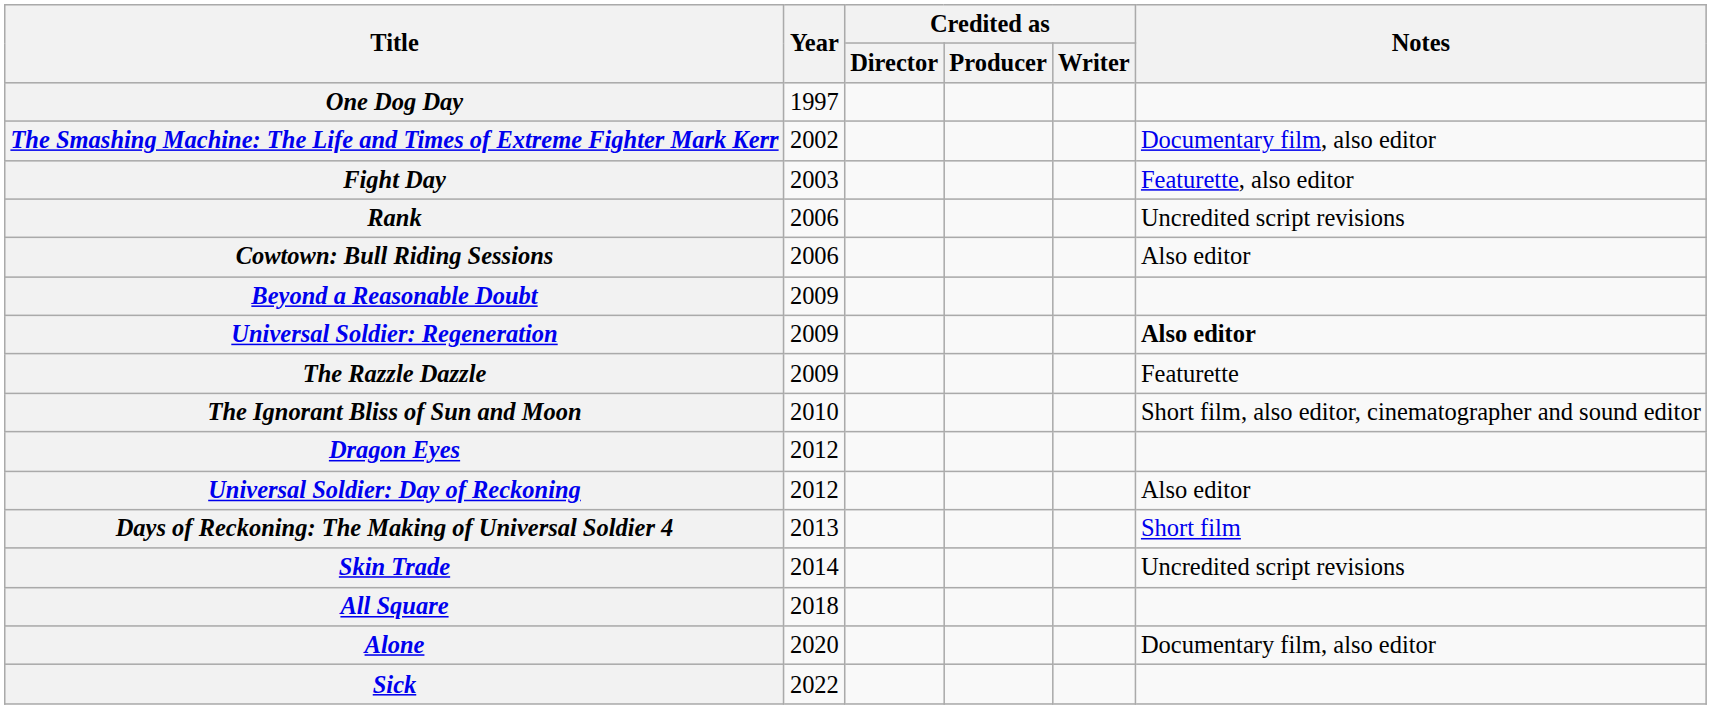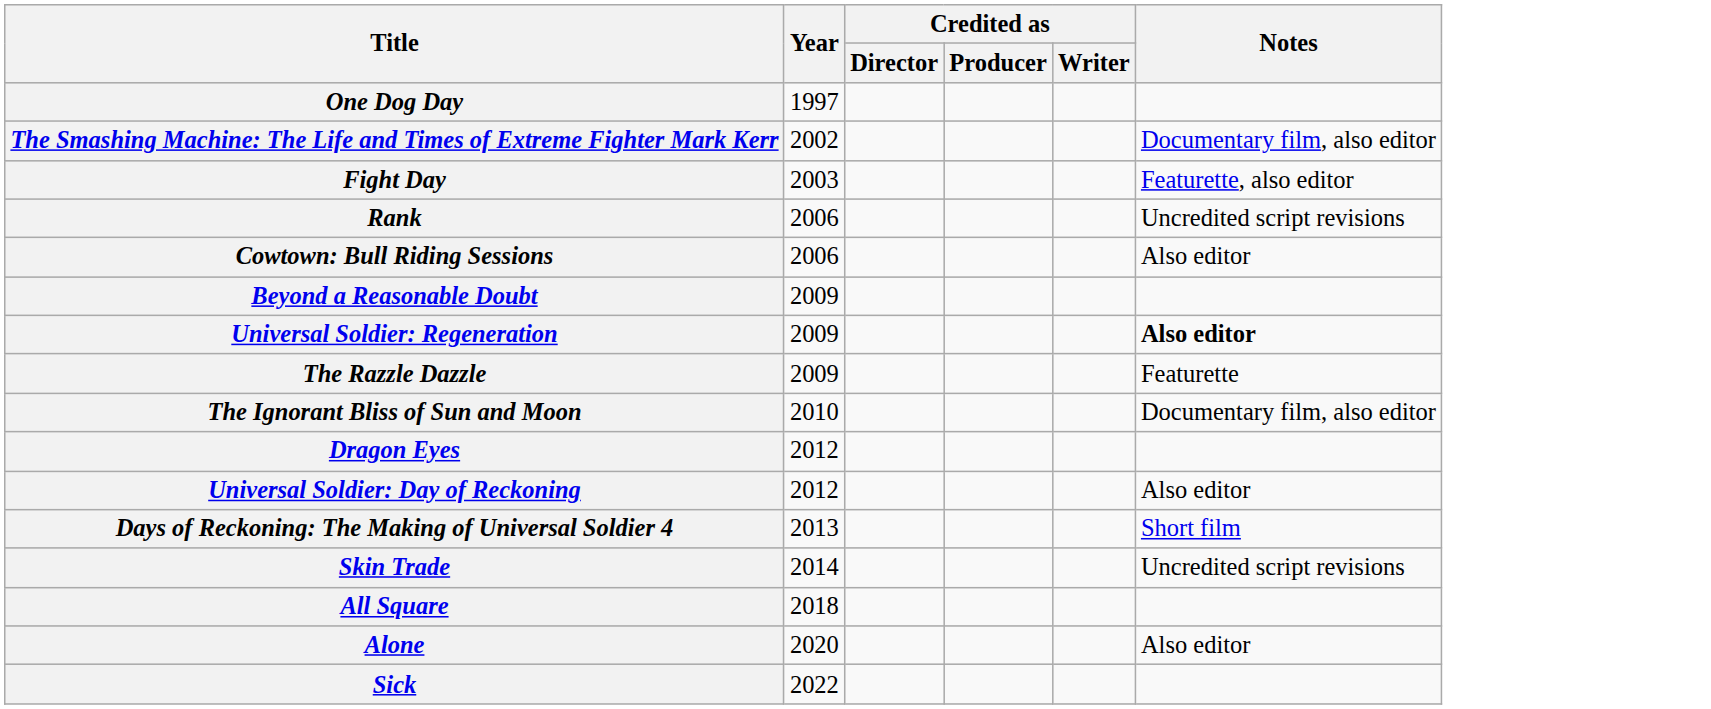(1421, 412) Short film, also editor, cinematographer and sound editor -> (1288, 412) Documentary film, also editor
(1288, 645) Documentary film, also editor -> (1196, 645) Also editor
